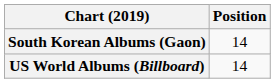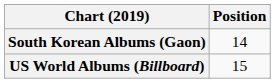(240, 66) 14 -> (240, 66) 15
